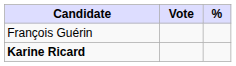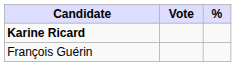rows swapped: (50, 33) <-> (46, 52)
